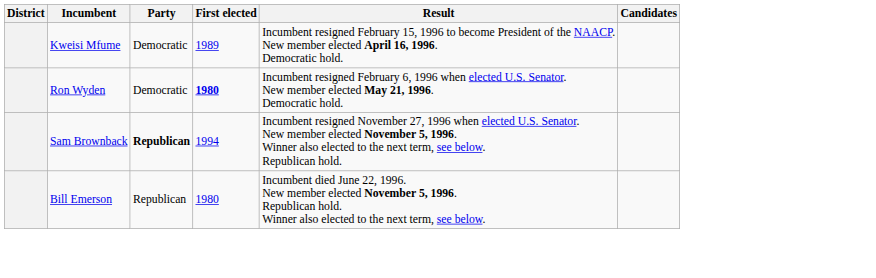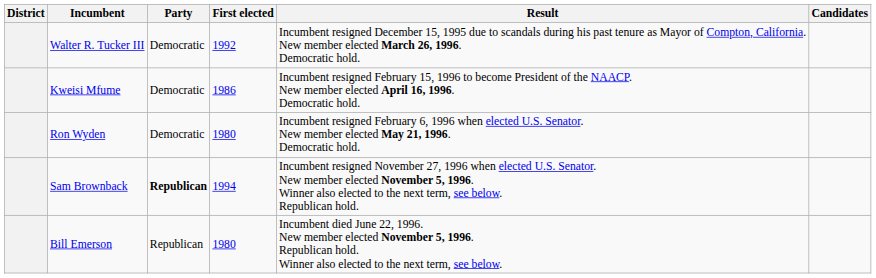+ row: (97, 45)
(207, 45) 1989 -> (224, 90) 1986
(207, 90) bold -> (224, 135) normal
